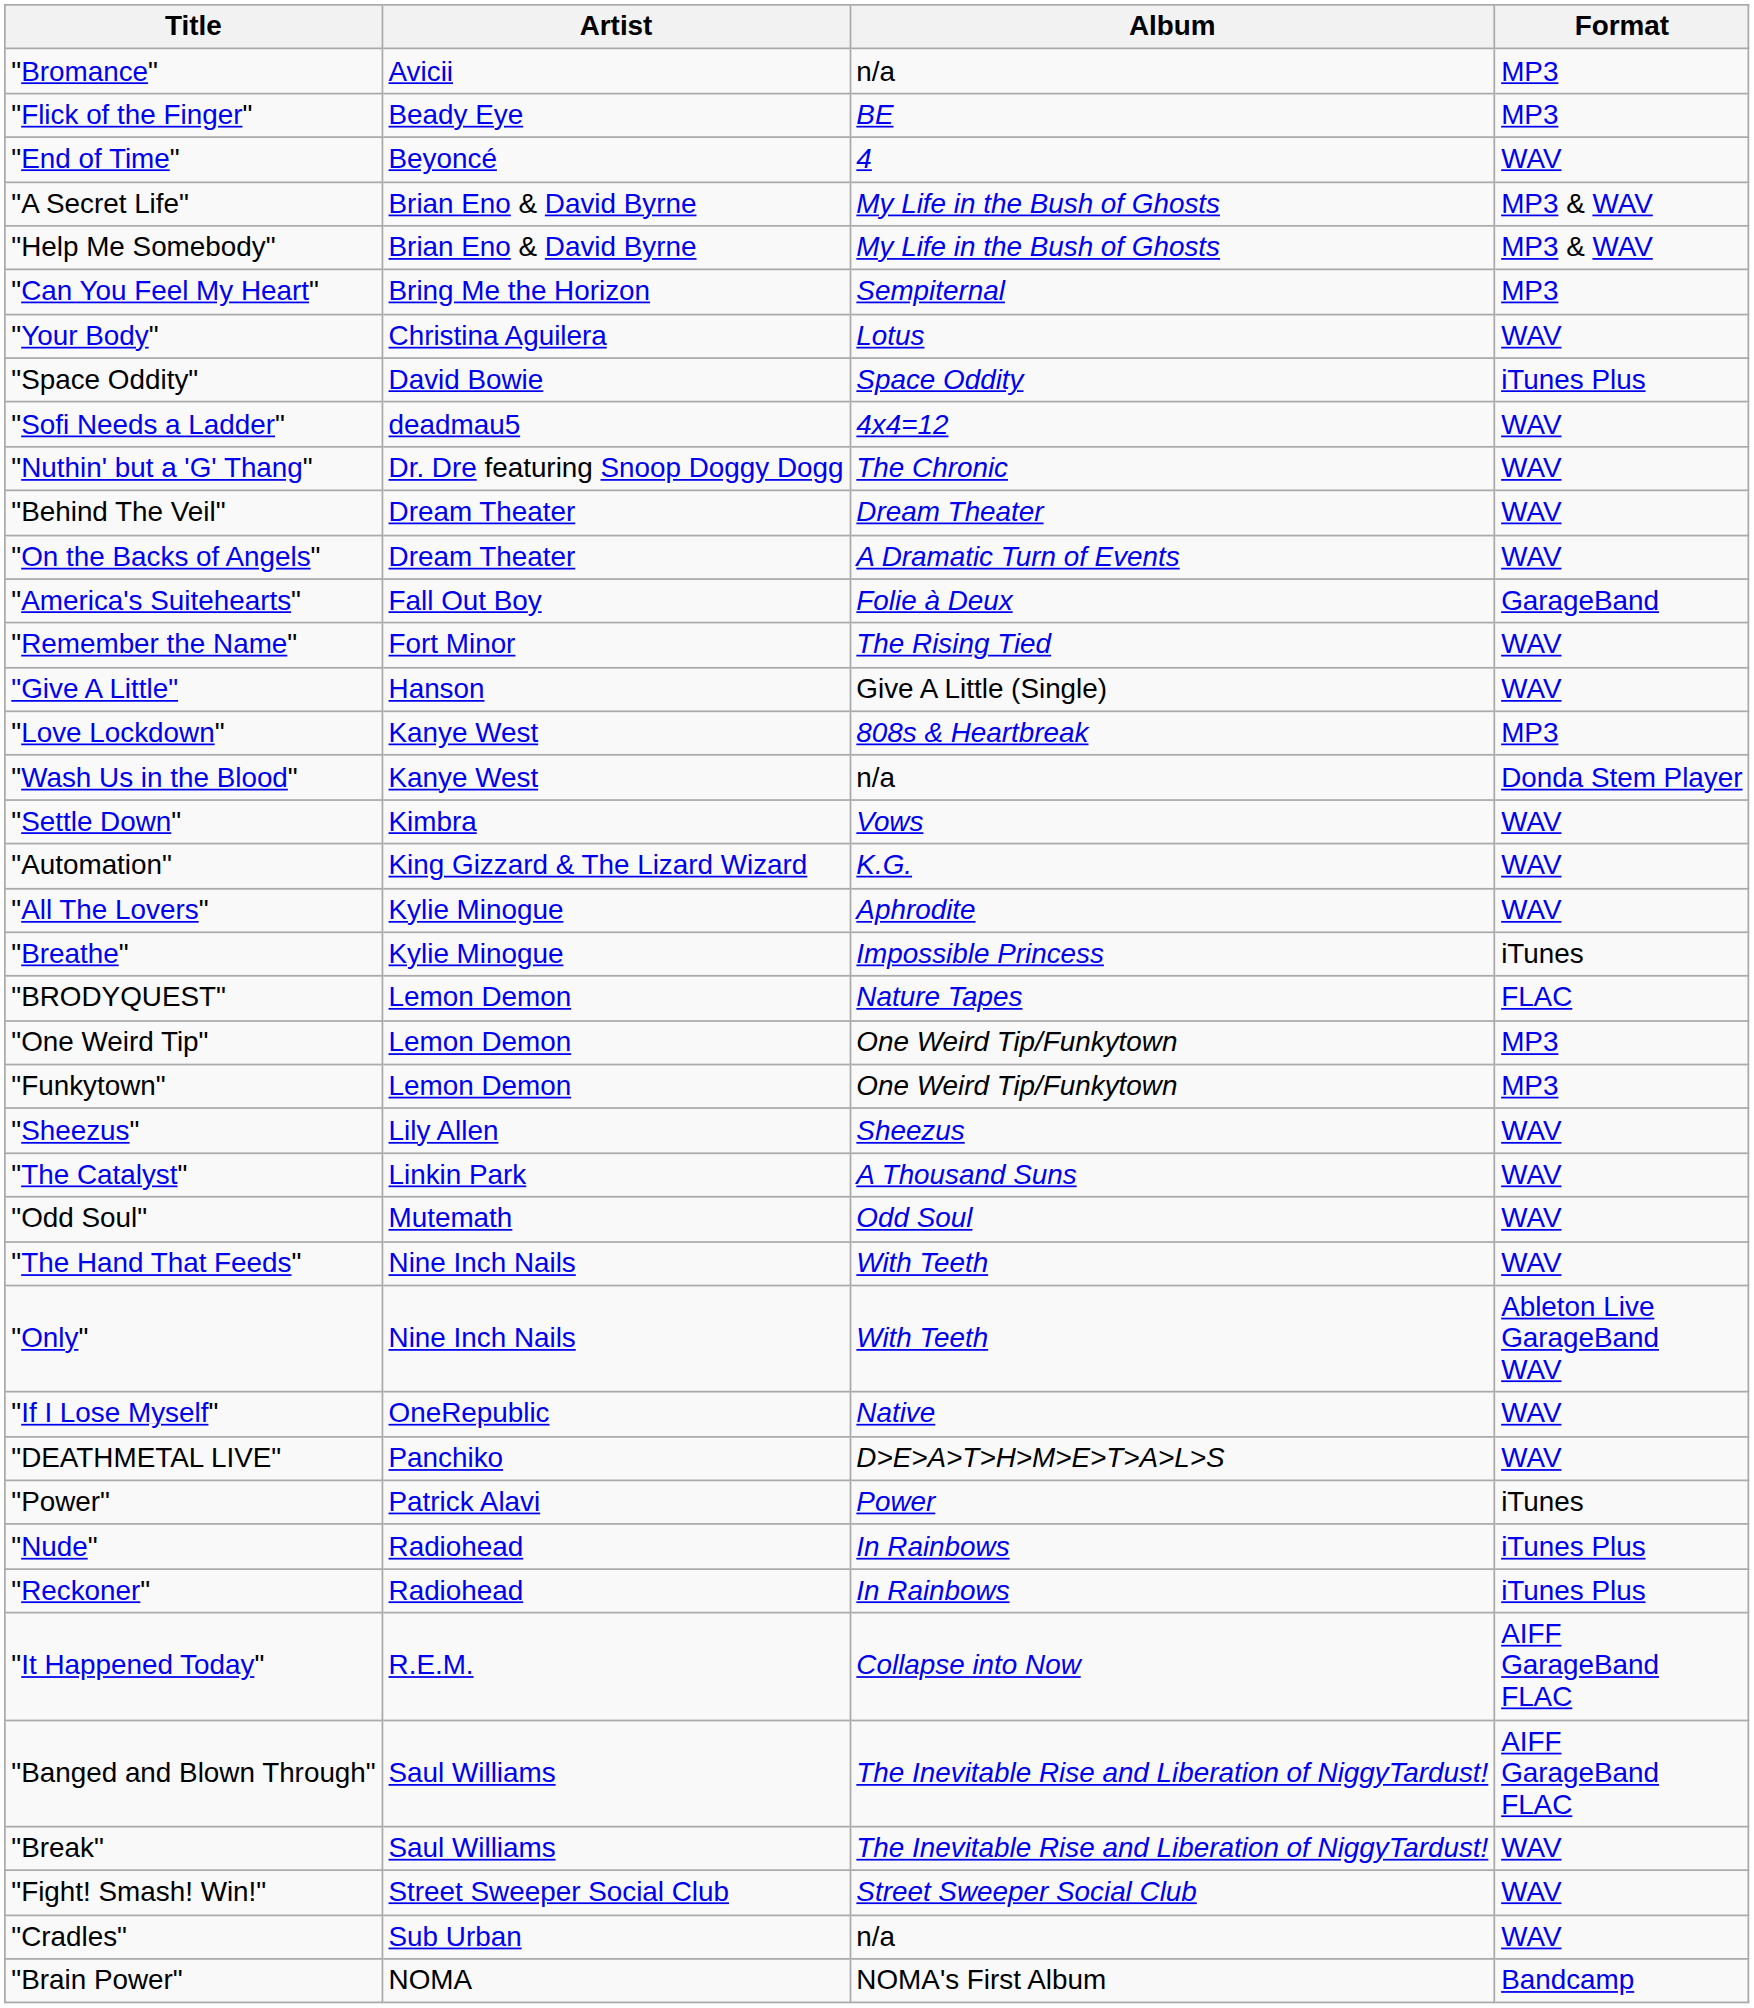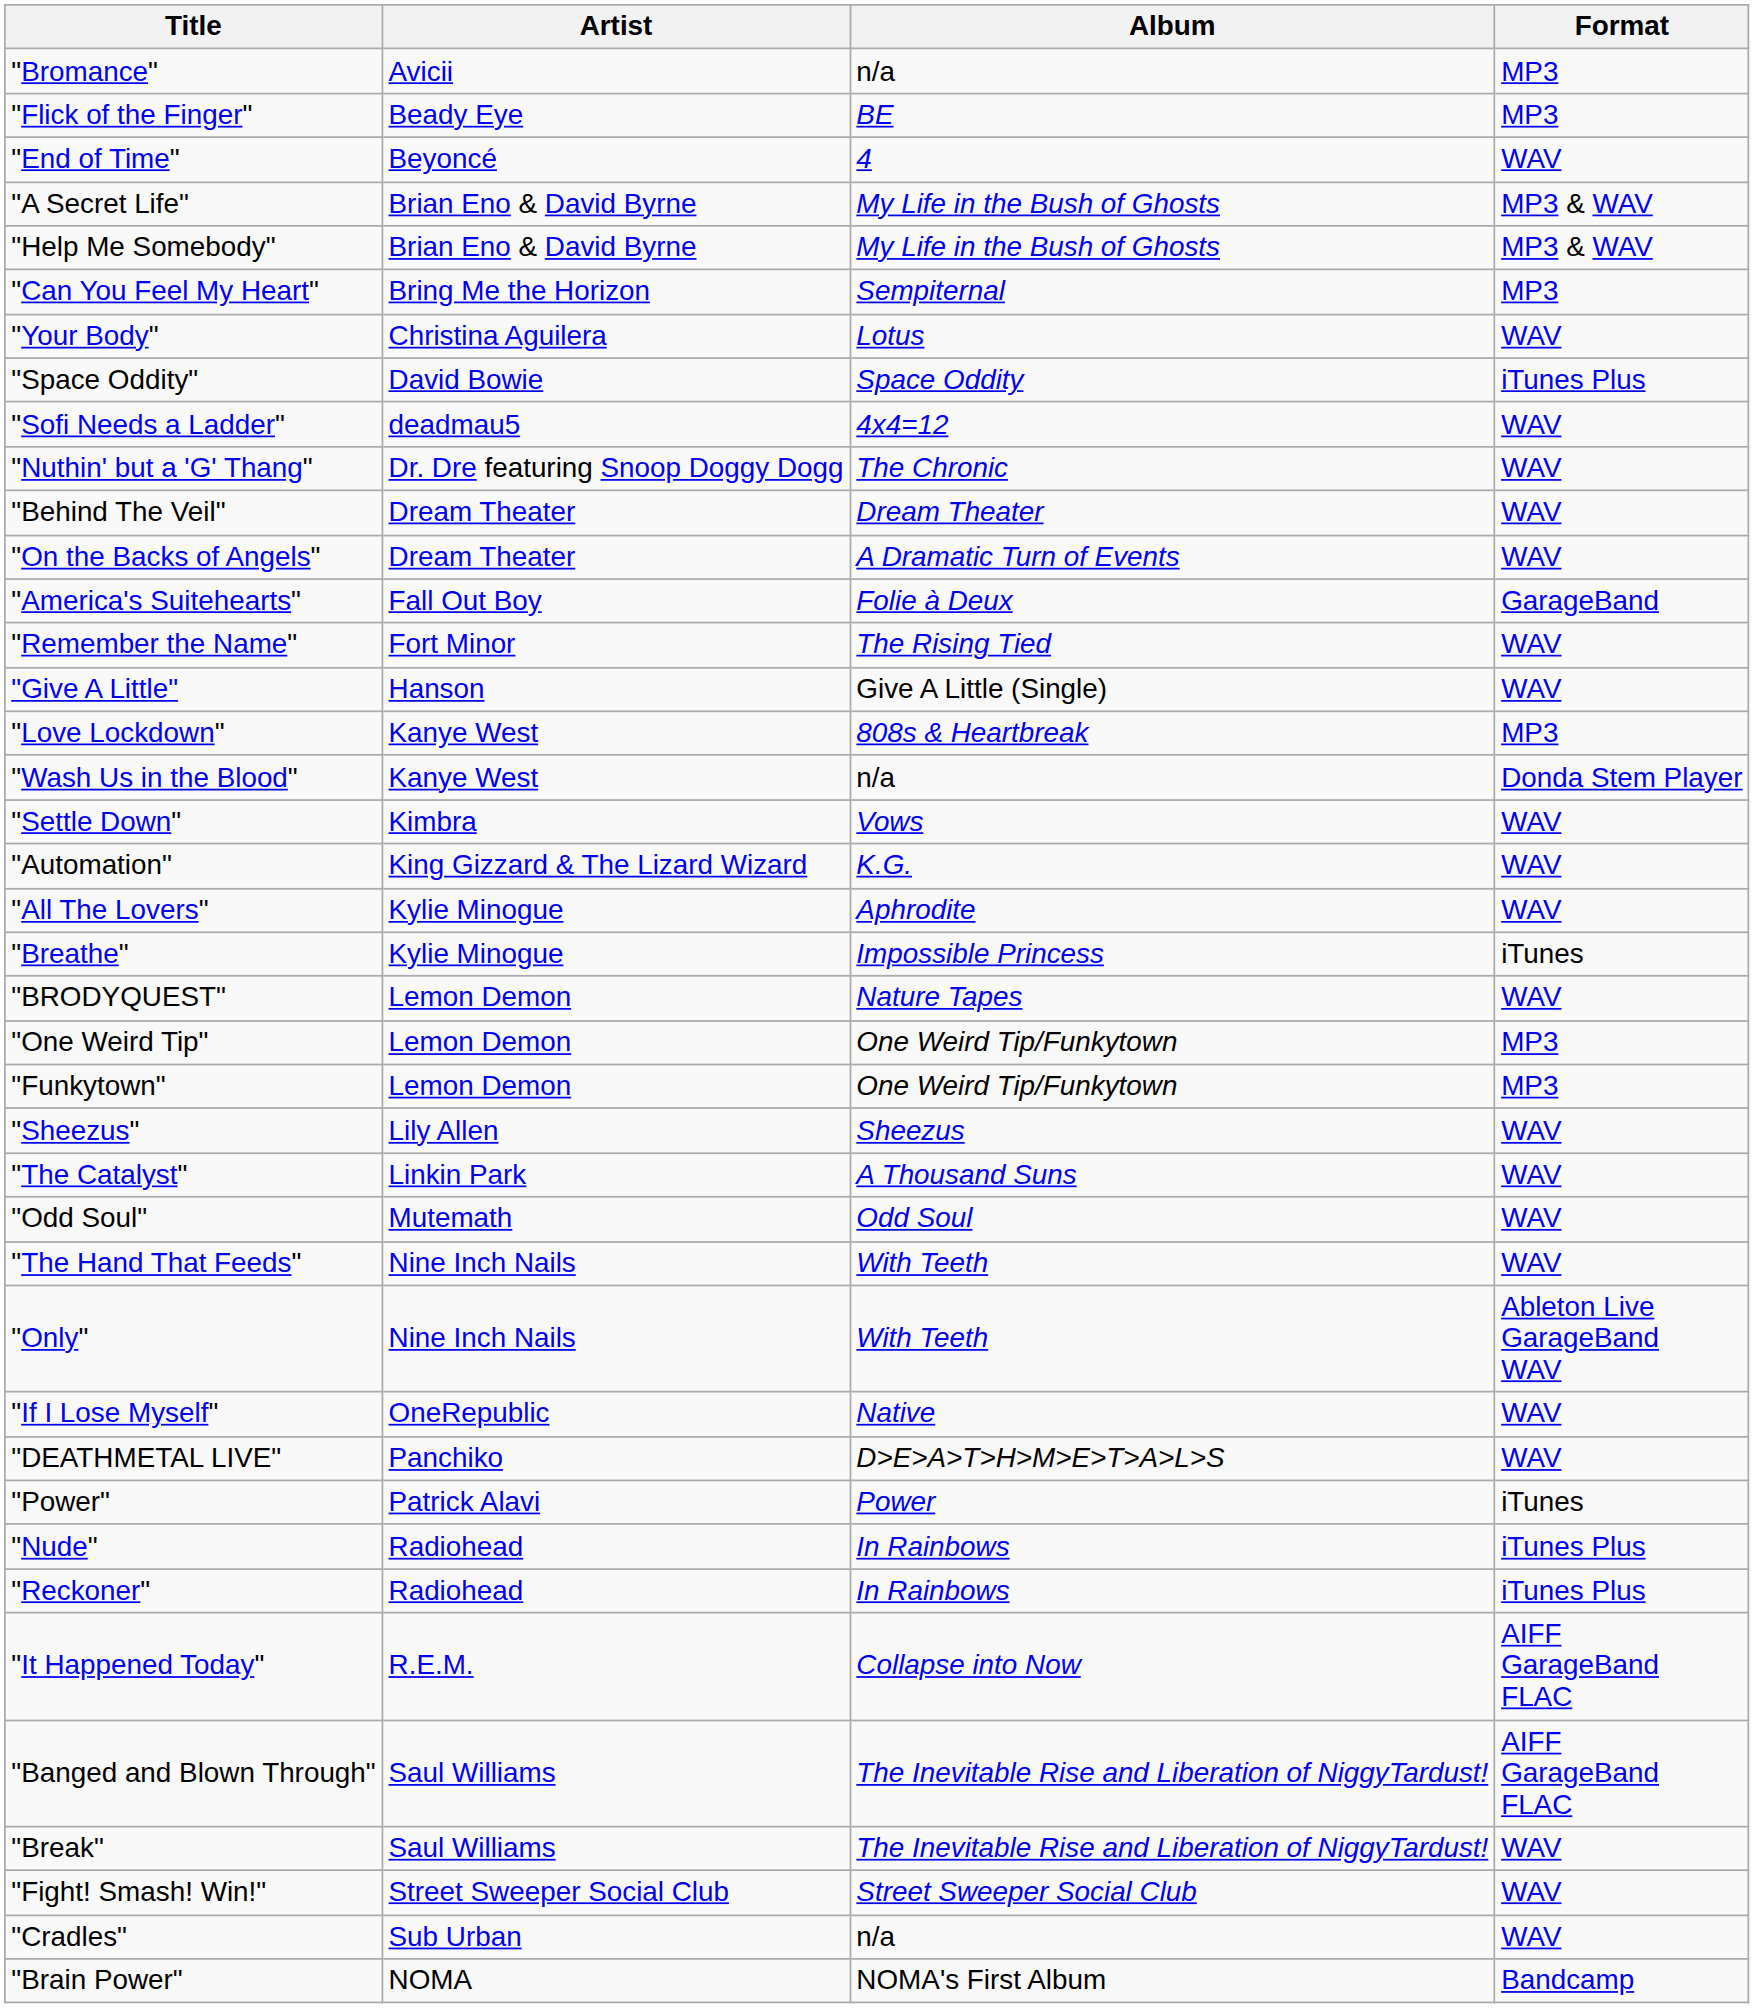(1537, 997) FLAC -> (1531, 997) WAV
